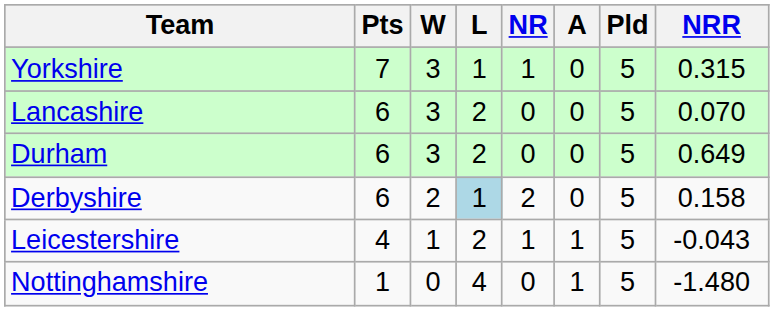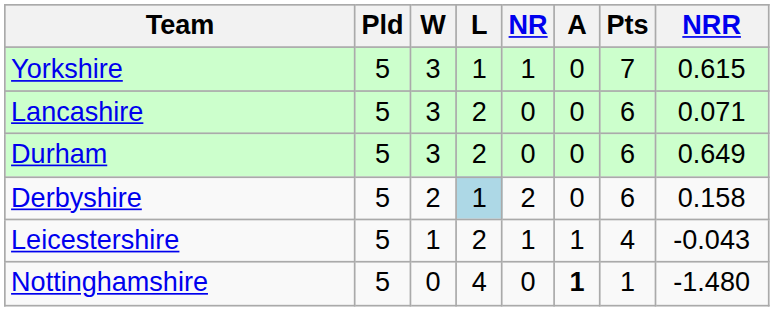columns swapped: (627, 25) <-> (383, 25)
(712, 68) 0.315 -> (712, 68) 0.615
(712, 111) 0.070 -> (712, 111) 0.071
(577, 283) normal -> (577, 283) bold
